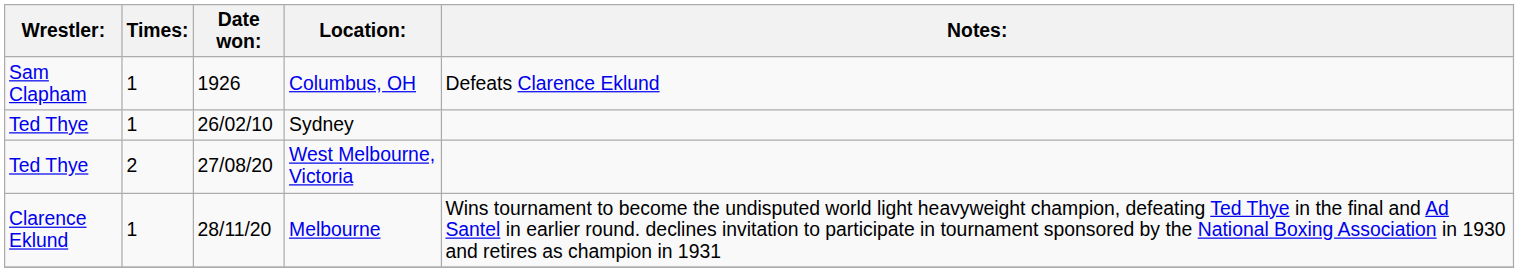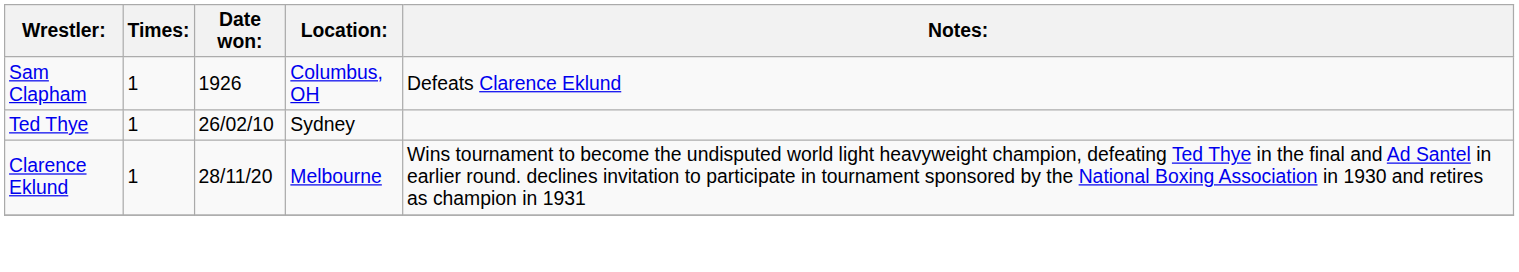- row: (362, 166)
